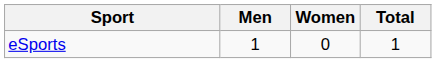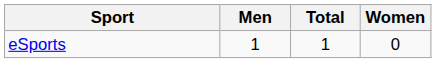columns swapped: (325, 17) <-> (395, 17)
